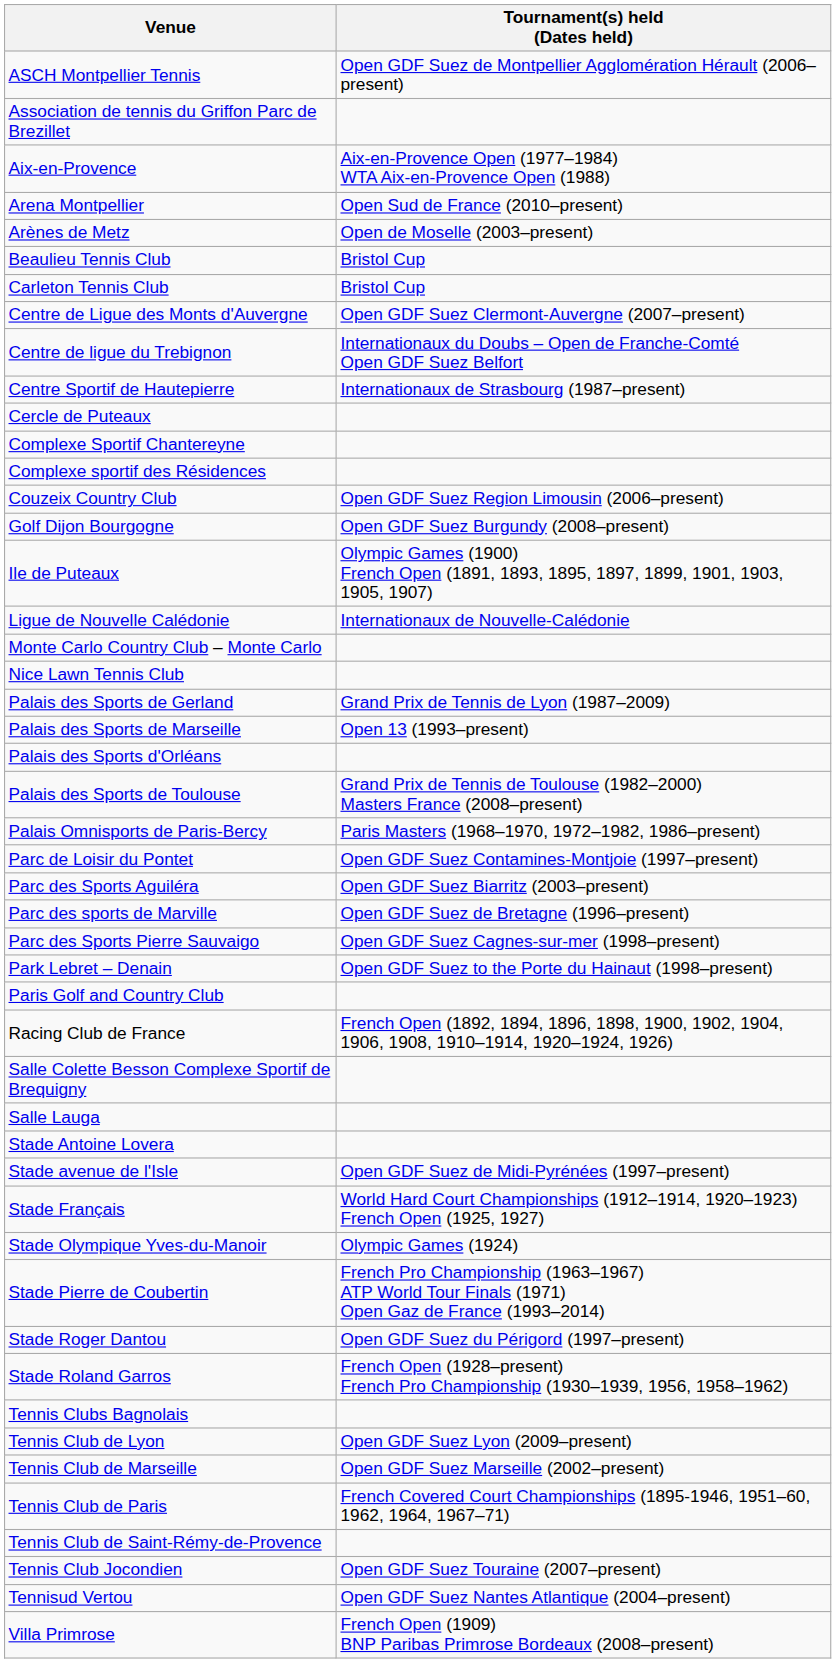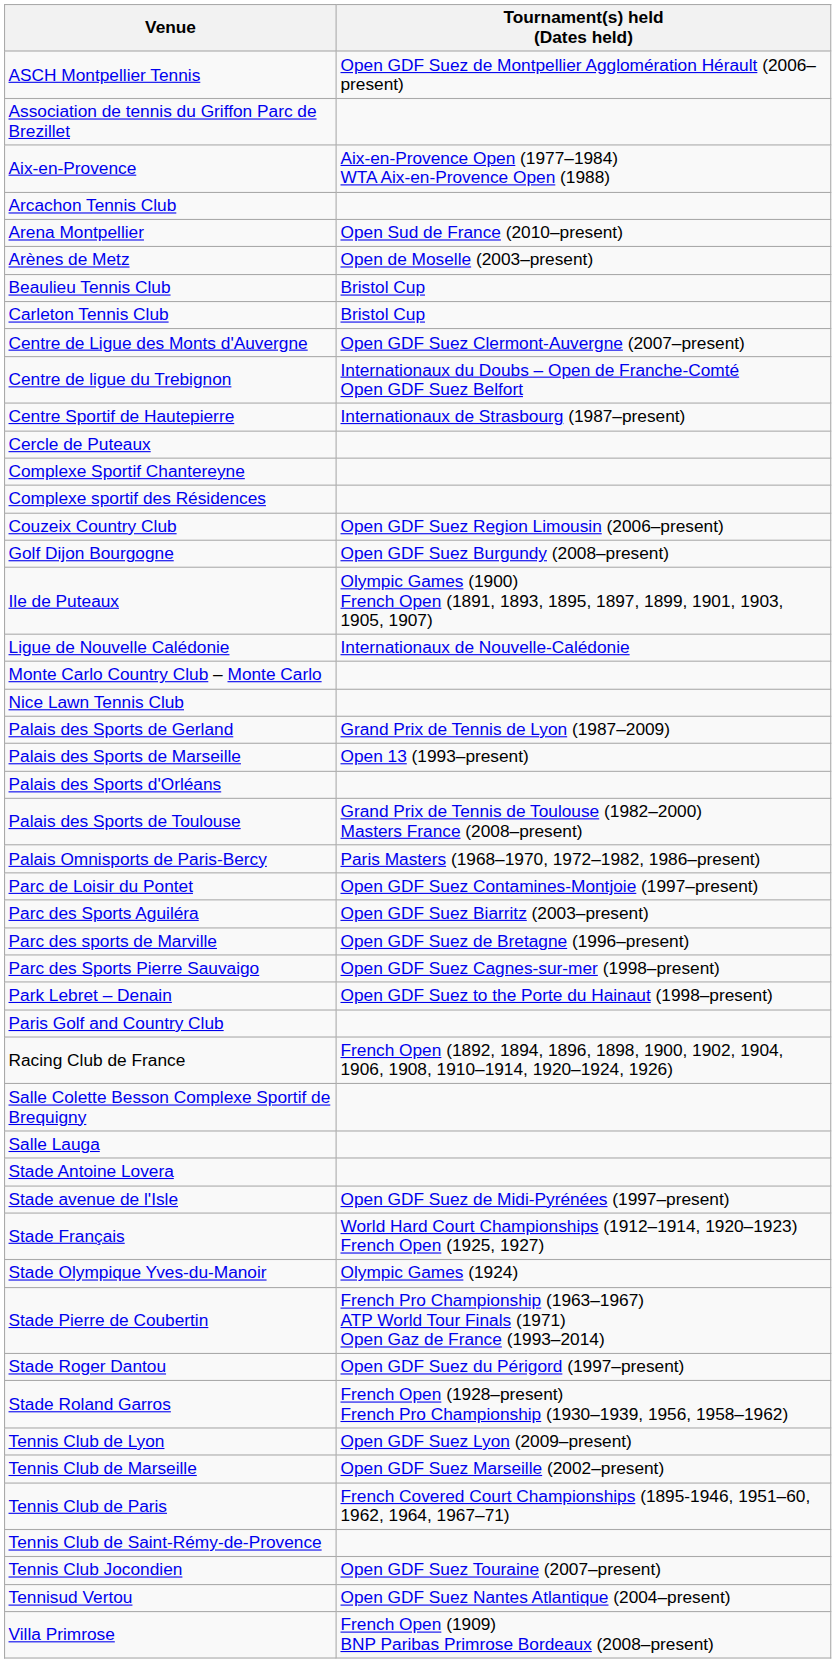+ row: (92, 205)
- row: (98, 1413)
